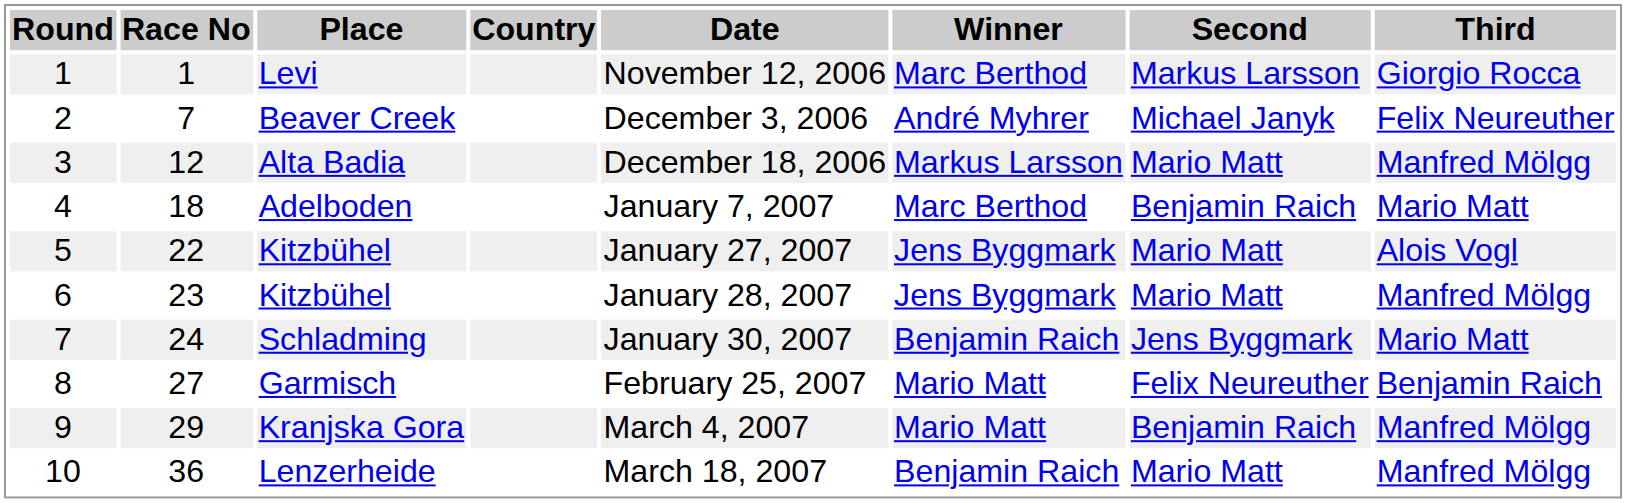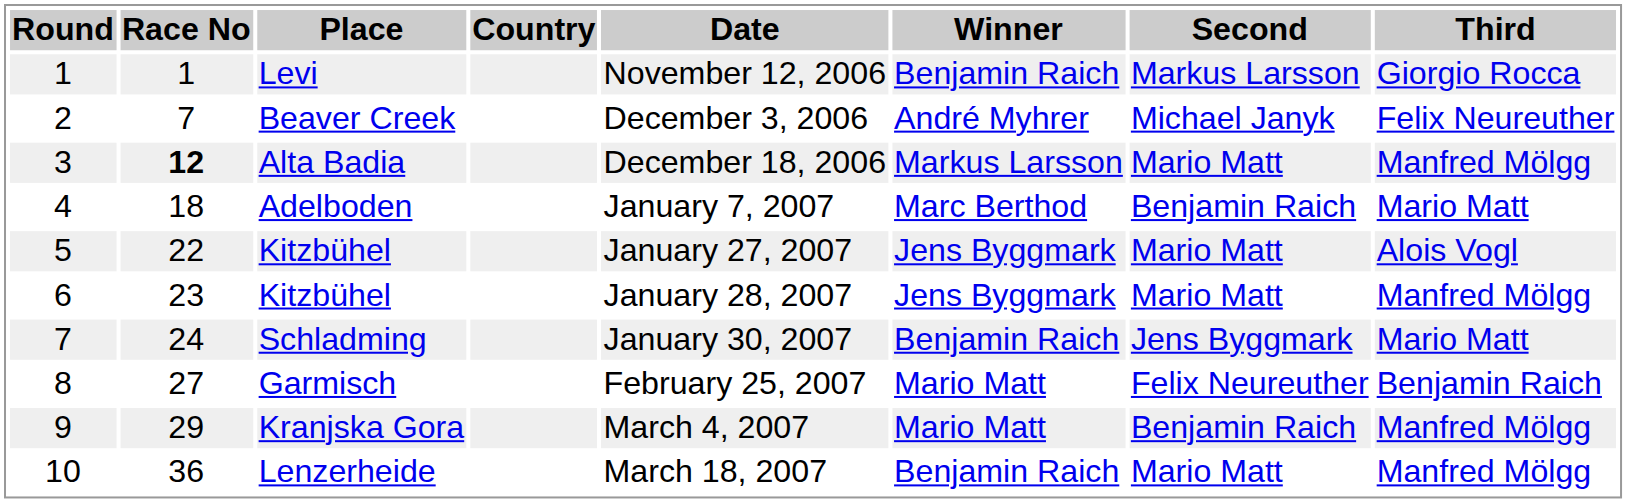(991, 73) Marc Berthod -> (1007, 73) Benjamin Raich
(186, 162) normal -> (186, 162) bold
